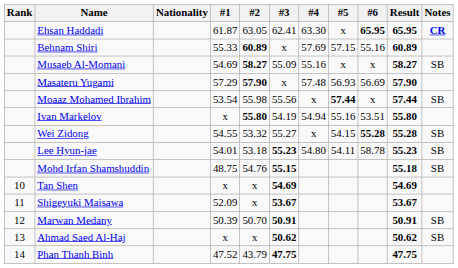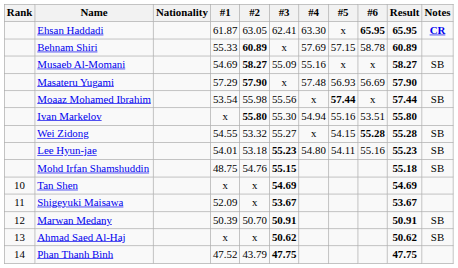(373, 47) 55.16 -> (373, 47) 58.78
(284, 116) 54.19 -> (284, 116) 55.30
(373, 151) 58.78 -> (373, 151) 55.16
